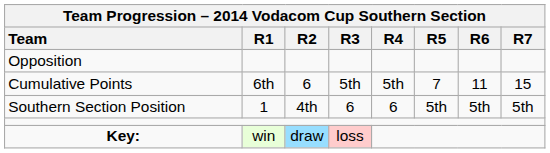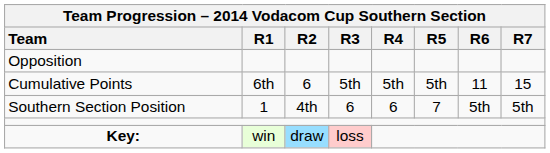(436, 84) 7 -> (436, 84) 5th
(436, 107) 5th -> (436, 107) 7
